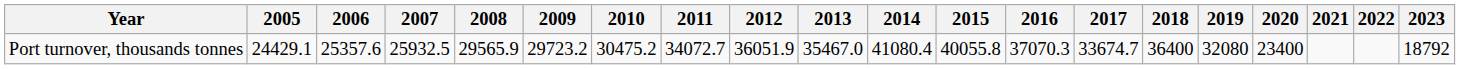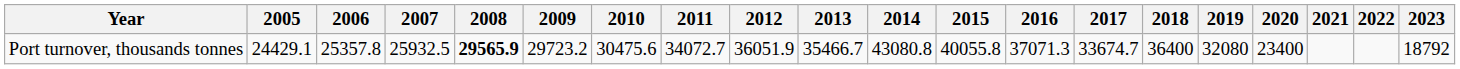(351, 48) 25357.6 -> (351, 48) 25357.8
(489, 48) normal -> (489, 48) bold
(626, 48) 30475.2 -> (626, 48) 30475.6
(833, 48) 35467.0 -> (833, 48) 35466.7
(902, 48) 41080.4 -> (902, 48) 43080.8
(1040, 48) 37070.3 -> (1040, 48) 37071.3
